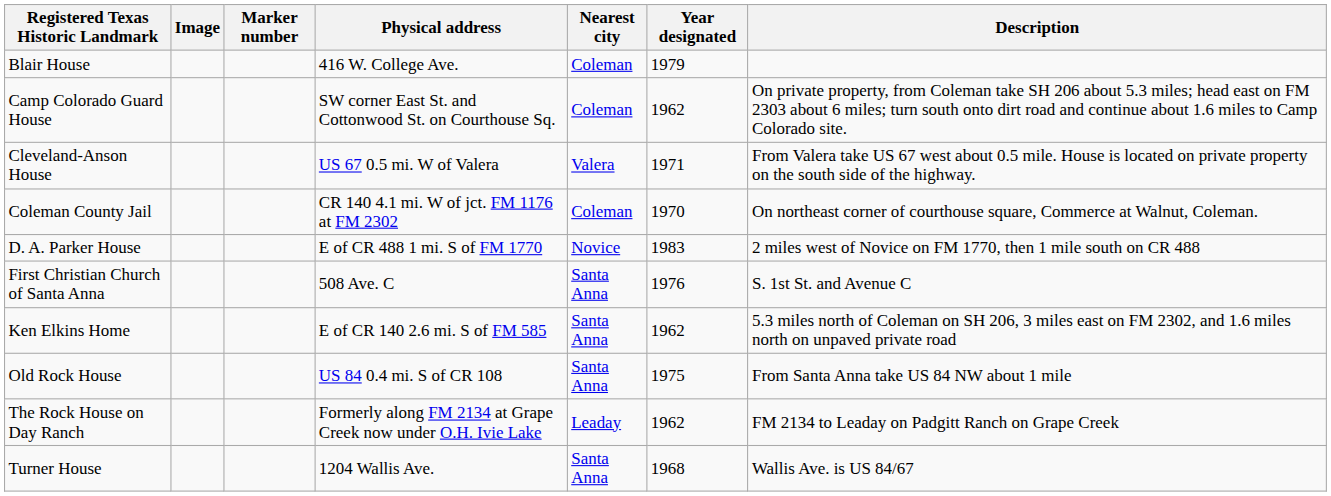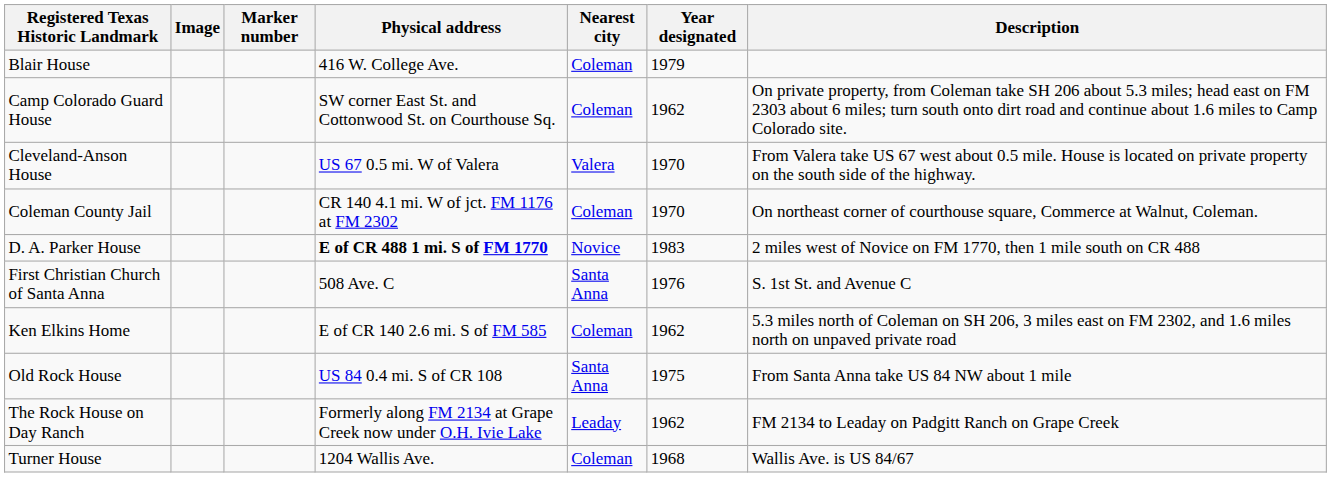(668, 165) 1971 -> (668, 165) 1970
(431, 247) normal -> (433, 247) bold
(590, 330) Santa Anna -> (602, 330) Coleman
(590, 468) Santa Anna -> (602, 458) Coleman
